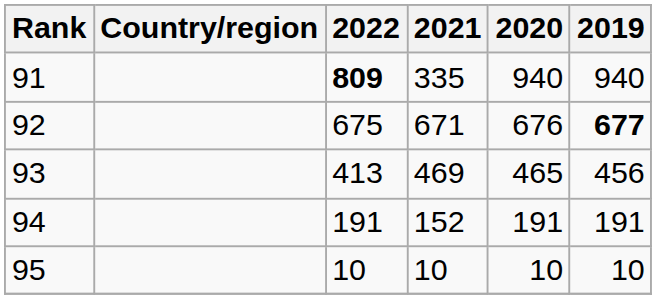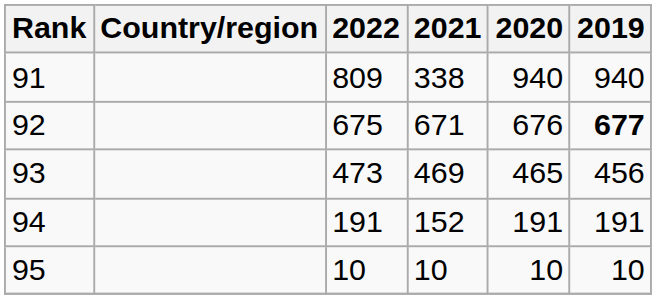(358, 76) bold -> (358, 76) normal
(439, 76) 335 -> (439, 76) 338
(358, 173) 413 -> (358, 173) 473
